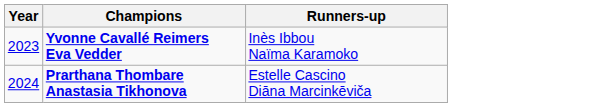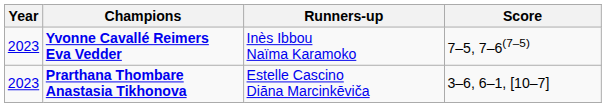+ column: (523, 16)
(23, 84) 2024 -> (23, 84) 2023
